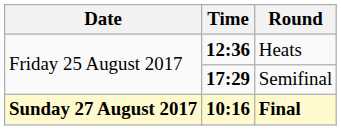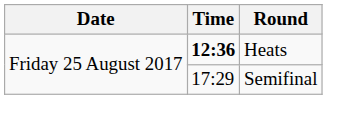(228, 79) bold -> (213, 79) normal
- row: (280, 109)
